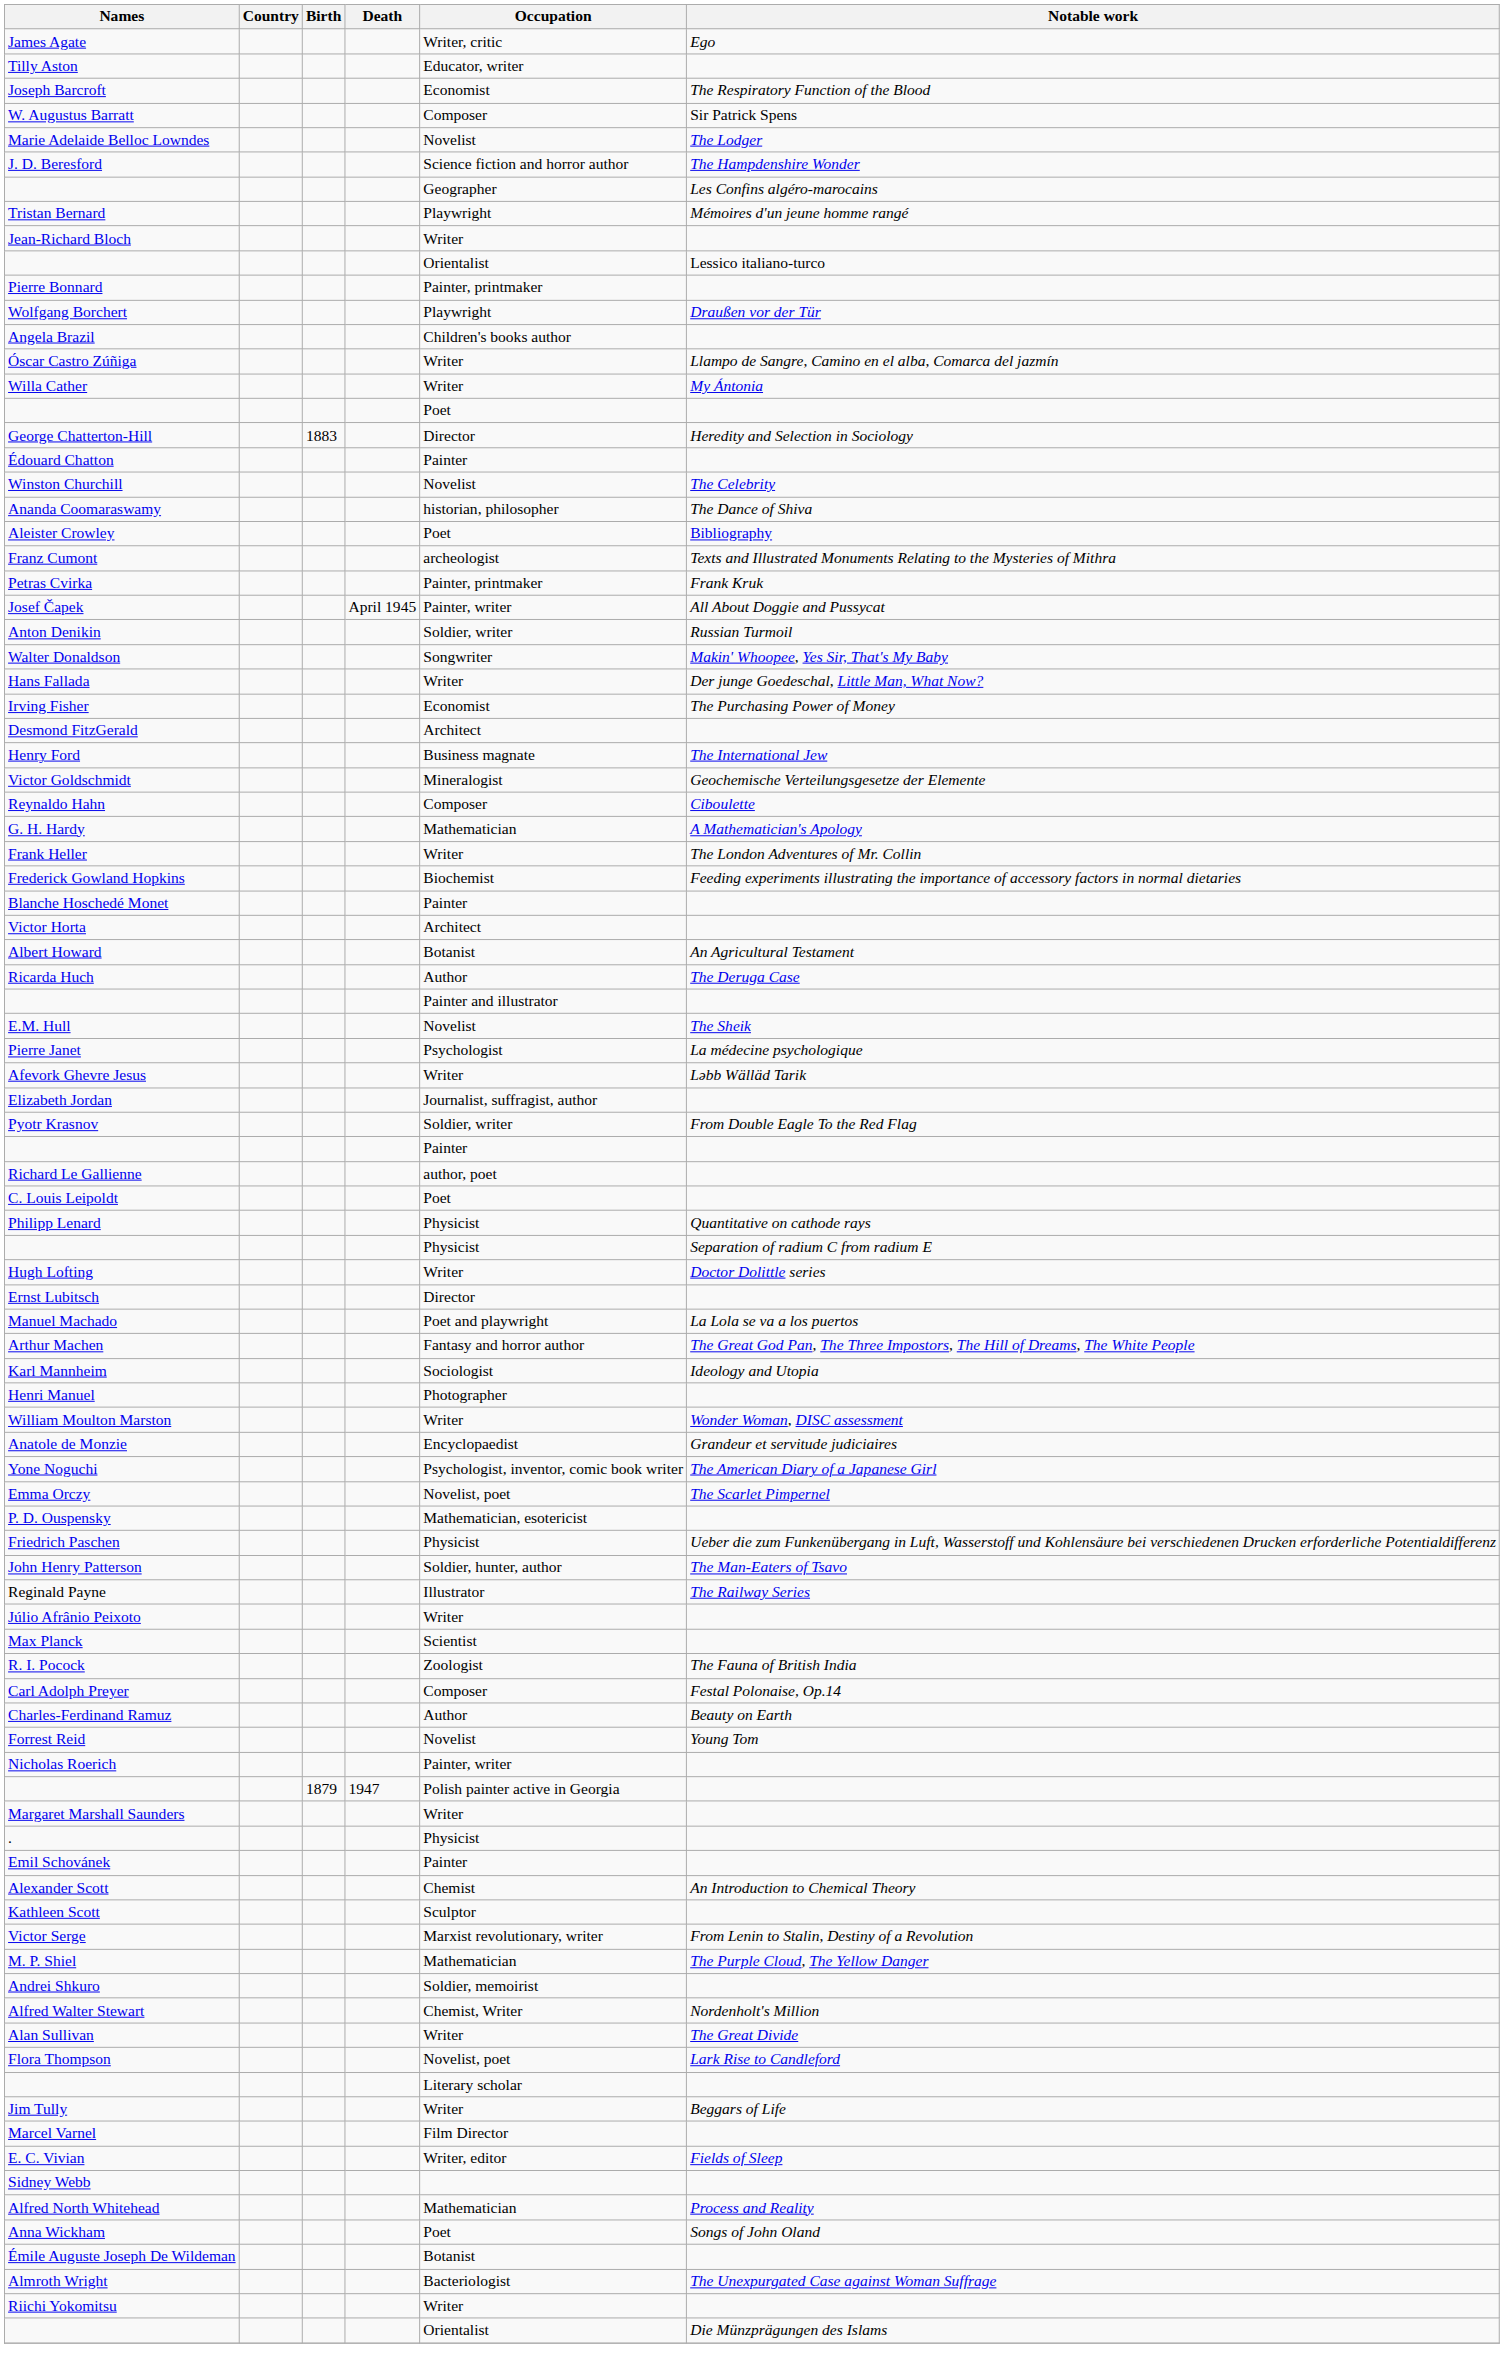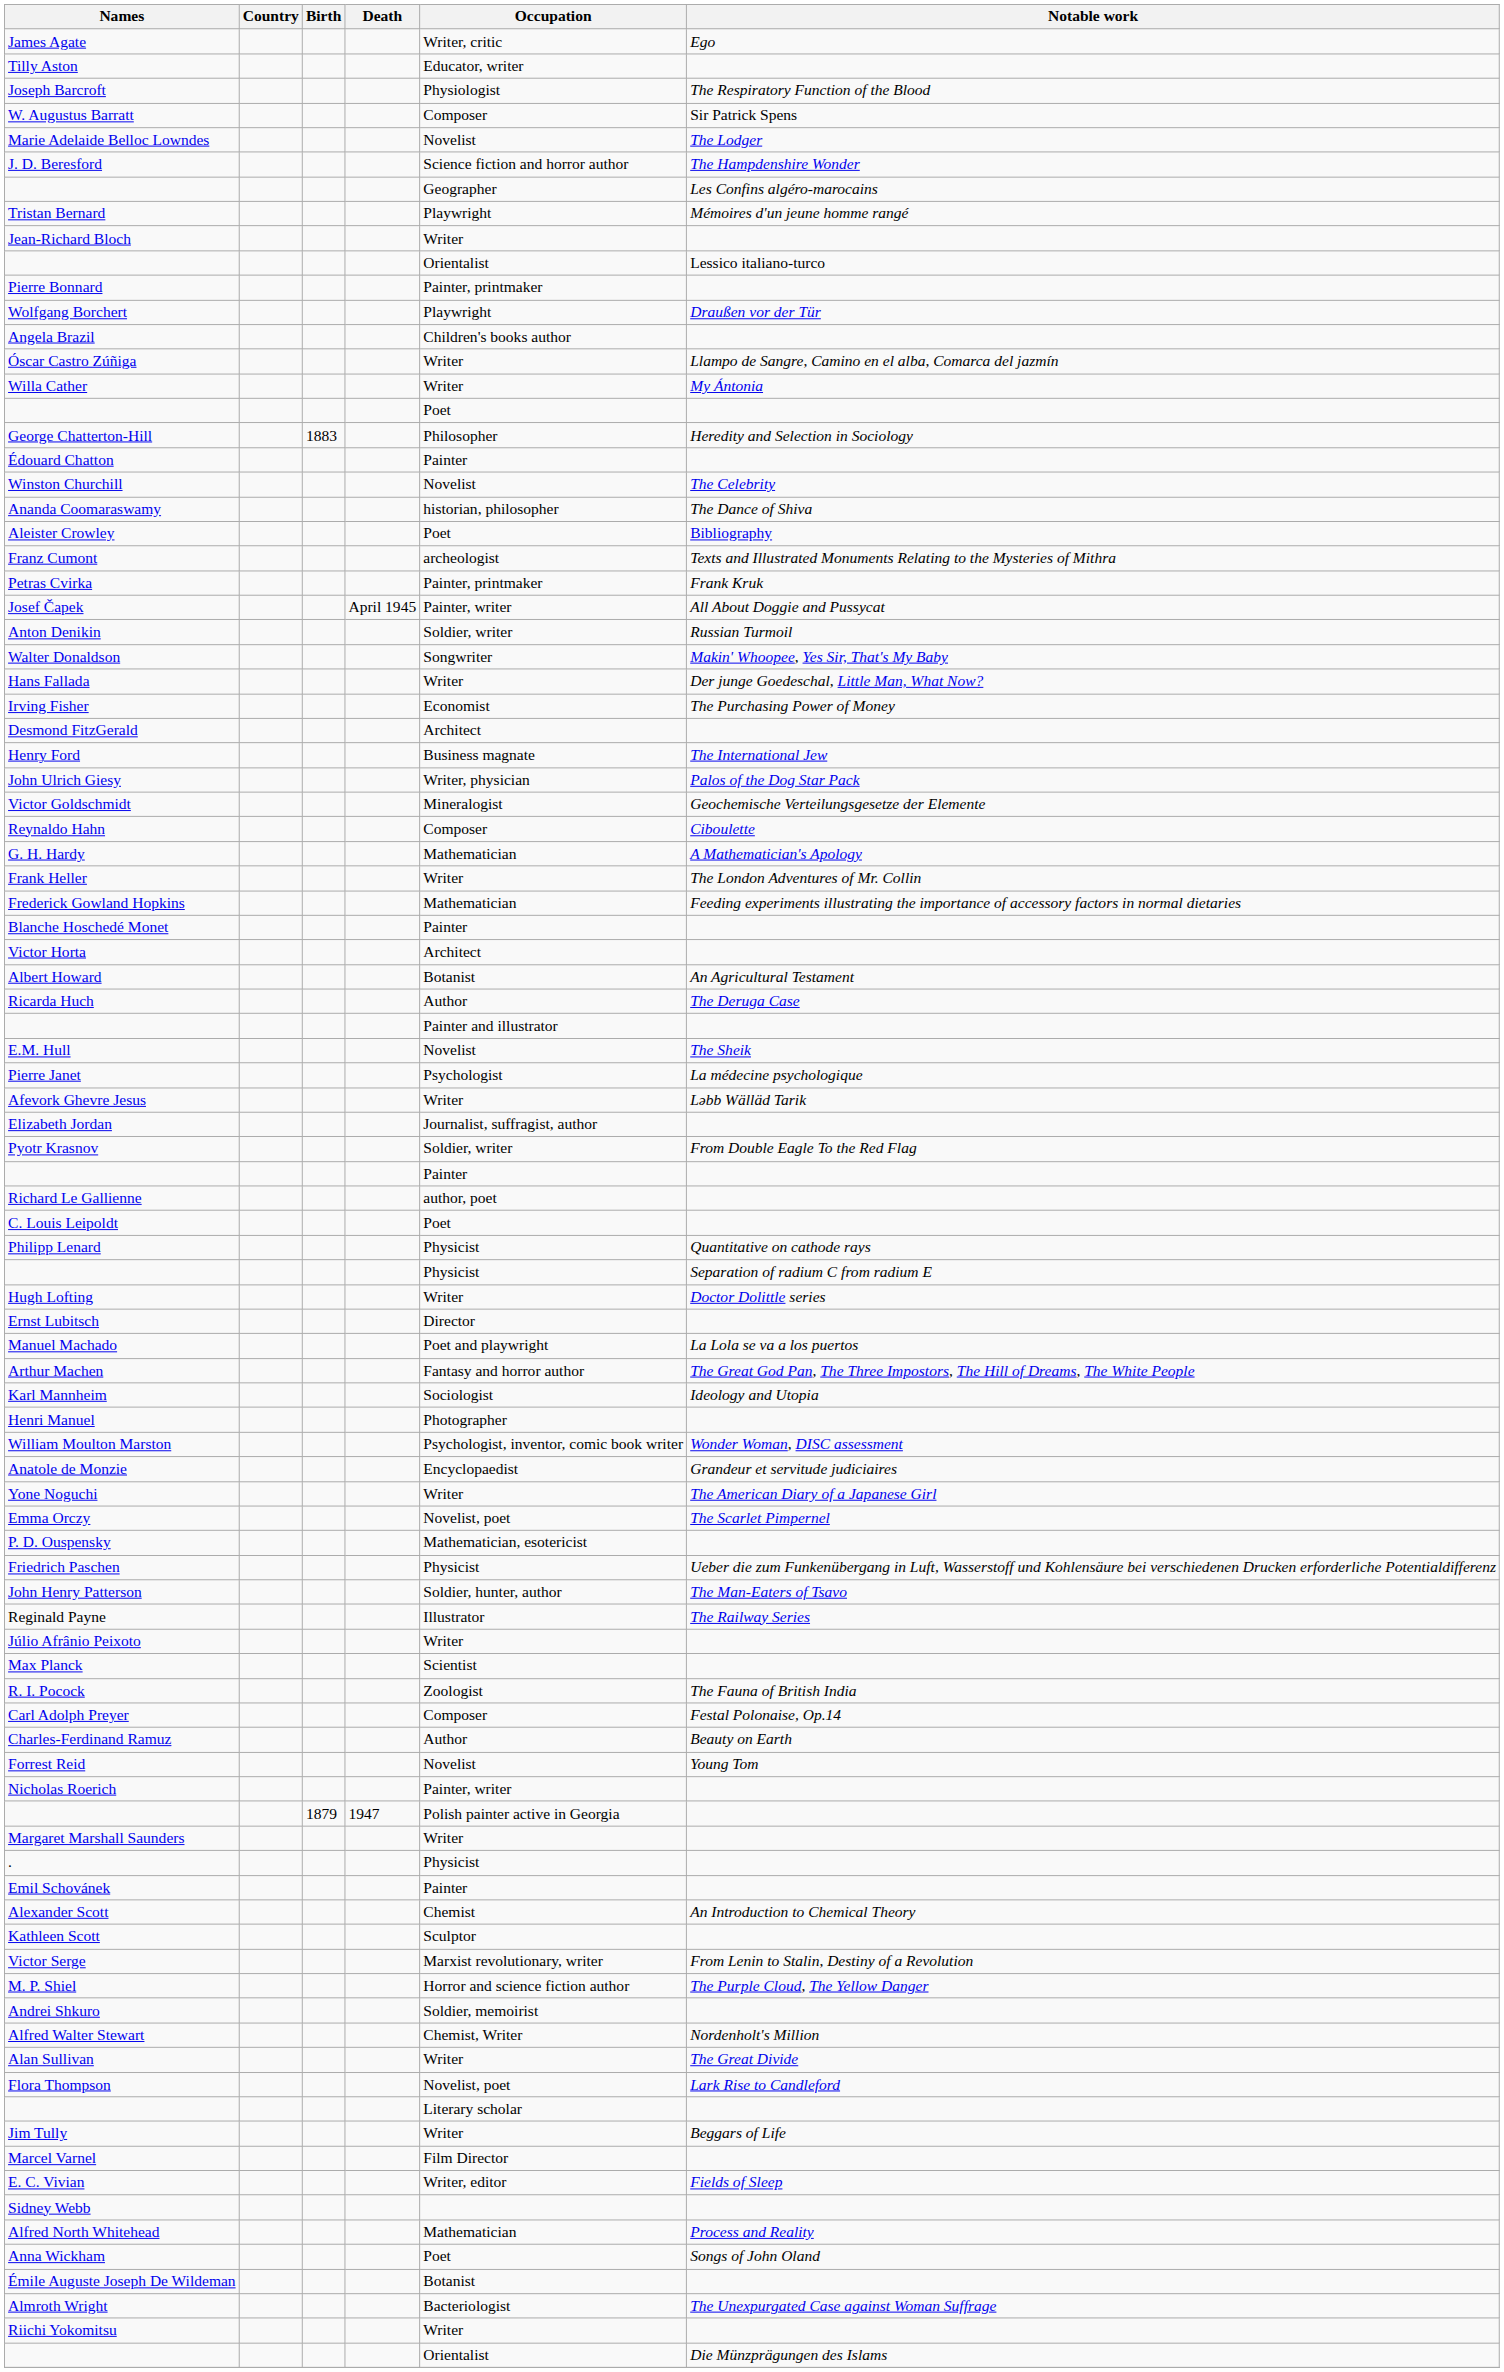(457, 90) Economist -> (462, 90) Physiologist
(449, 435) Director -> (460, 435) Philosopher
+ row: (65, 779)
(459, 878) Biochemist -> (470, 902) Mathematician
(443, 1419) Writer -> (553, 1444) Psychologist, inventor, comic book writer
(553, 1469) Psychologist, inventor, comic book writer -> (443, 1493) Writer
(470, 1961) Mathematician -> (526, 1985) Horror and science fiction author
